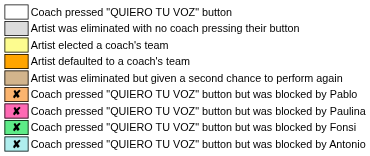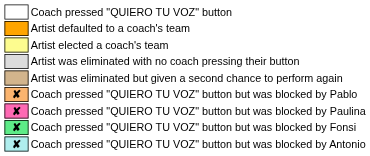rows swapped: (110, 62) <-> (165, 28)
